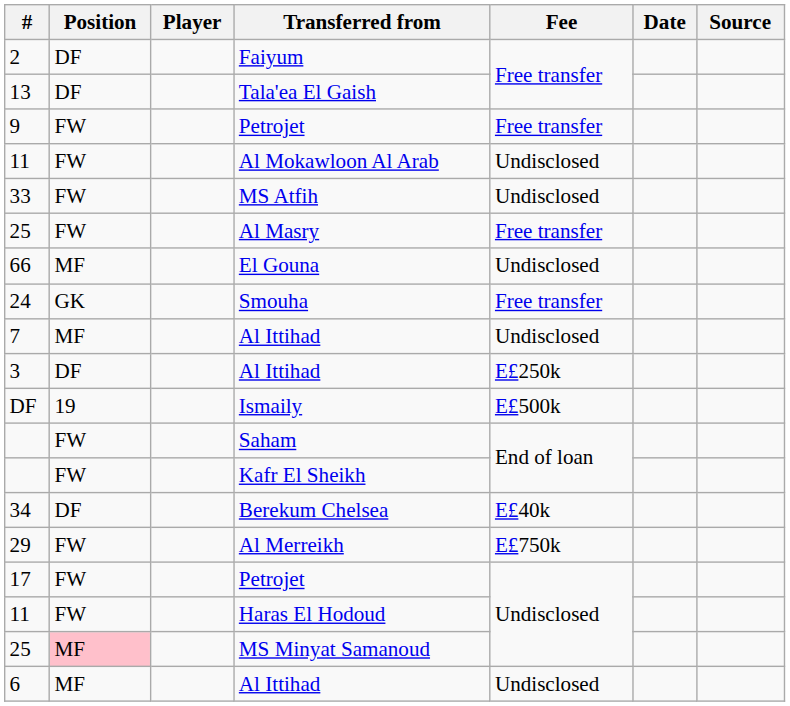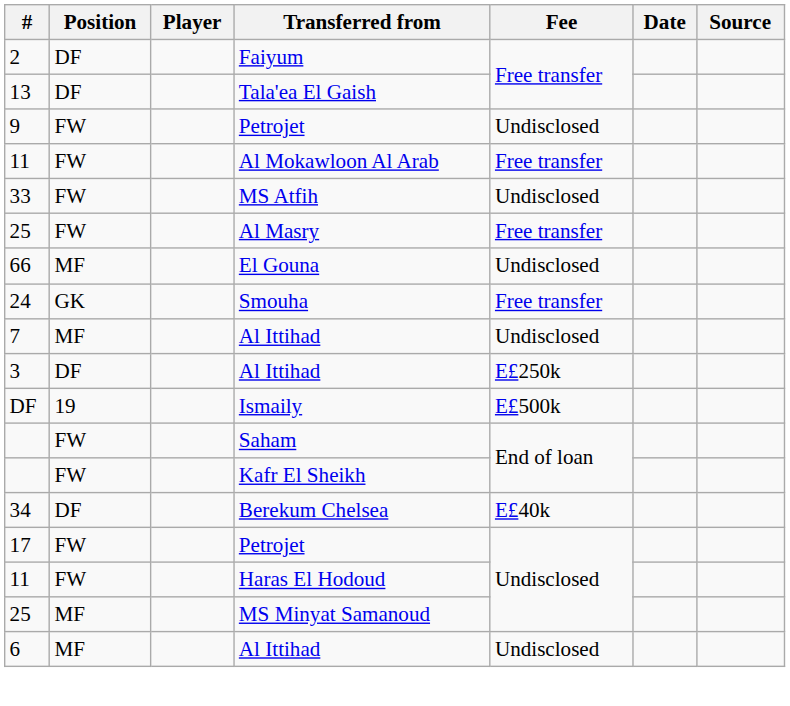(549, 126) Free transfer -> (547, 126) Undisclosed
(547, 161) Undisclosed -> (549, 161) Free transfer
- row: (20, 544)
(70, 649) pink background -> (70, 614) no background
